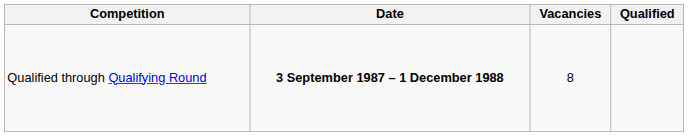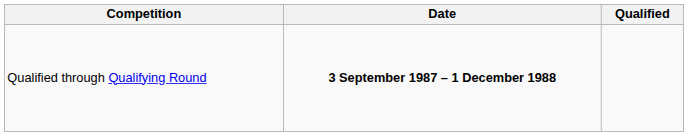- column: (570, 14)
